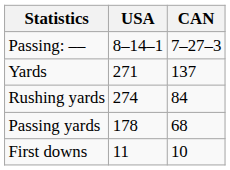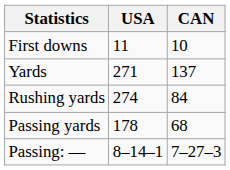rows swapped: (48, 151) <-> (47, 45)
